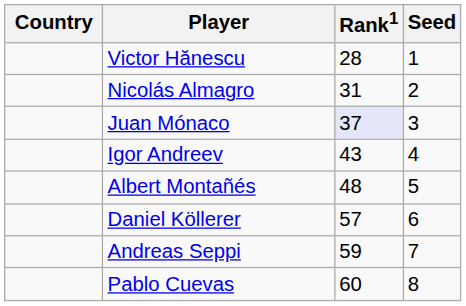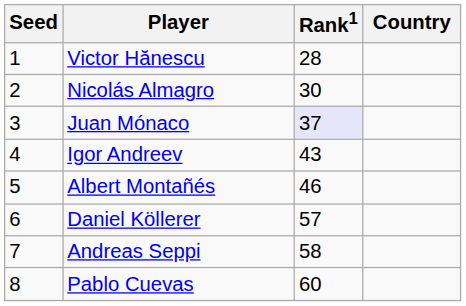columns swapped: (54, 23) <-> (432, 23)
(351, 90) 31 -> (310, 90) 30
(351, 187) 48 -> (310, 187) 46
(351, 251) 59 -> (310, 251) 58
